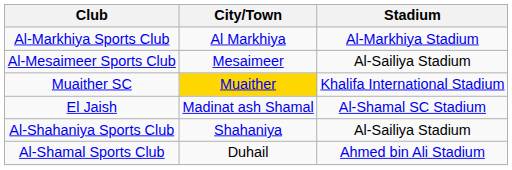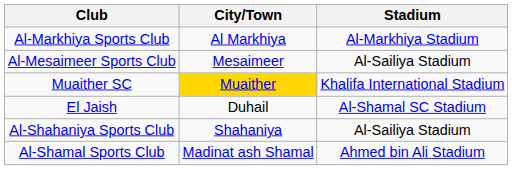(248, 107) Madinat ash Shamal -> (248, 107) Duhail
(248, 152) Duhail -> (248, 152) Madinat ash Shamal
